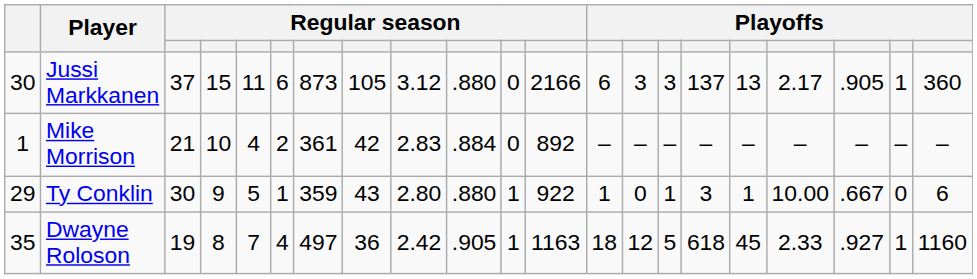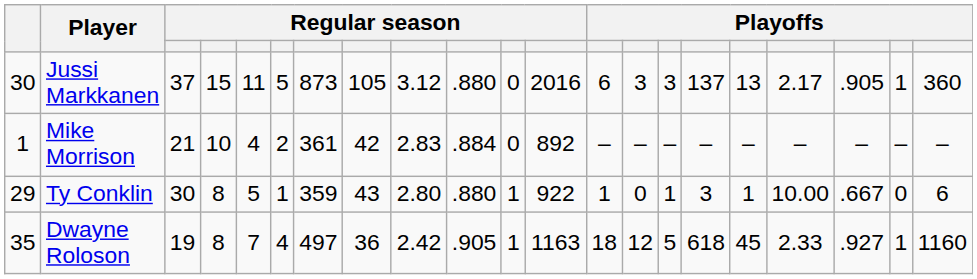(282, 82) 6 -> (282, 82) 5
(556, 82) 2166 -> (556, 82) 2016
(218, 193) 9 -> (218, 193) 8
